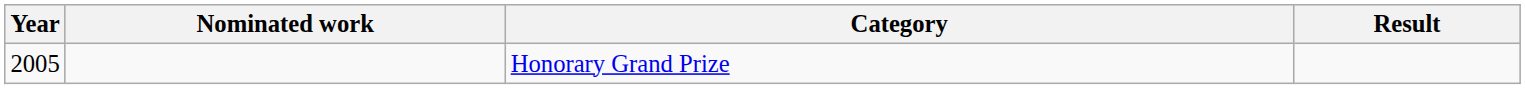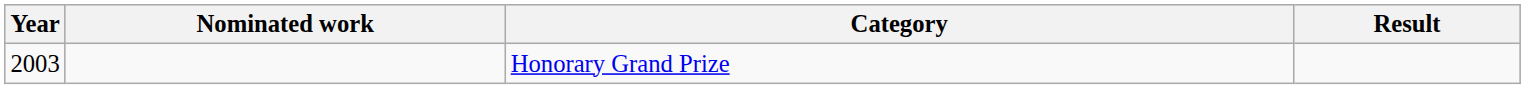(35, 63) 2005 -> (35, 63) 2003
